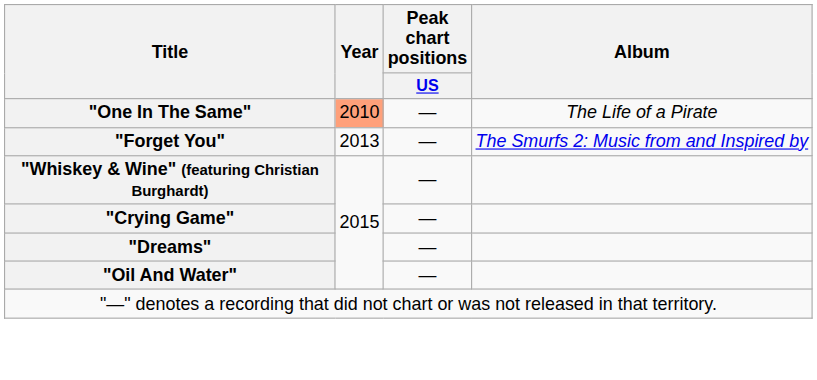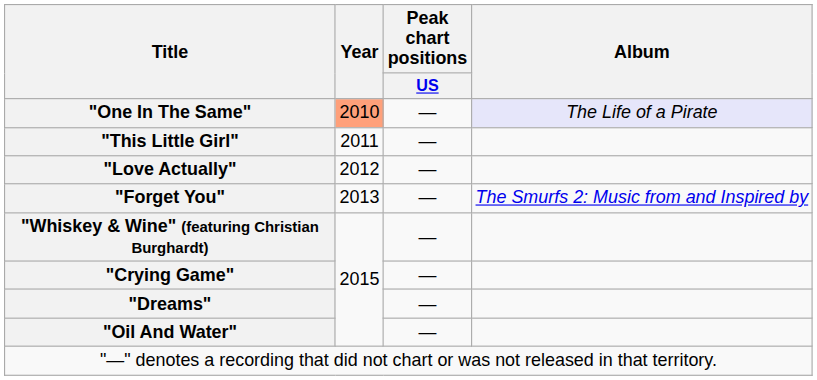(642, 112) no background -> (642, 112) lavender background
+ row: (170, 141)
+ row: (170, 169)
